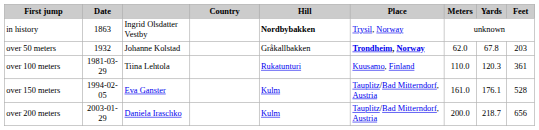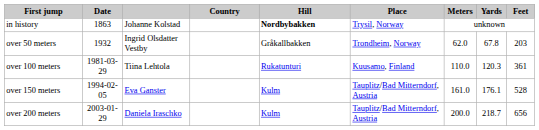(151, 29) Ingrid Olsdatter Vestby -> (152, 24) Johanne Kolstad
(152, 48) Johanne Kolstad -> (151, 43) Ingrid Olsdatter Vestby
(389, 48) bold -> (387, 43) normal
